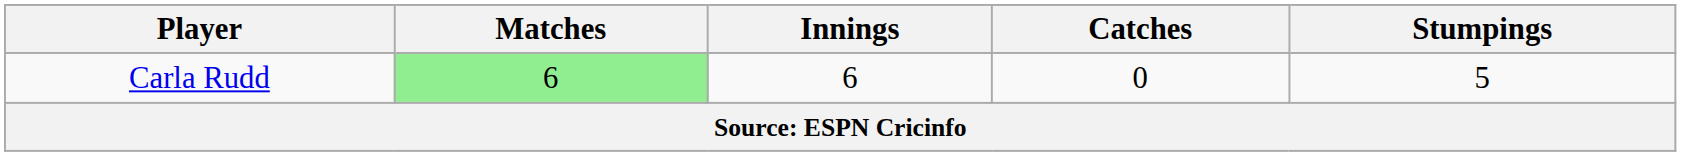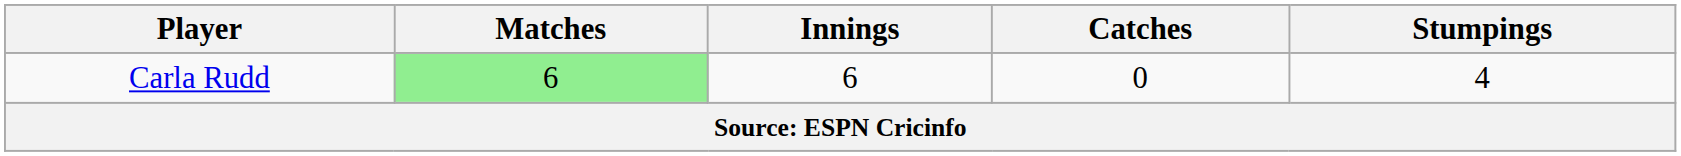(1482, 77) 5 -> (1482, 77) 4
